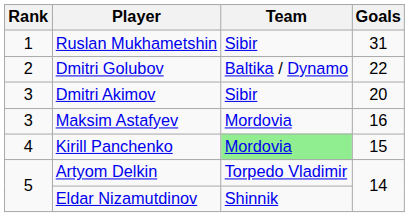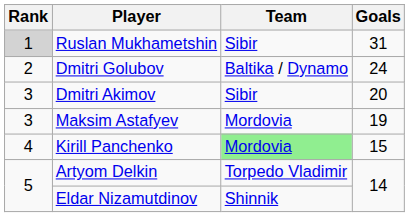(28, 43) no background -> (28, 43) lightgrey background
(378, 69) 22 -> (378, 69) 24
(378, 120) 16 -> (378, 120) 19
